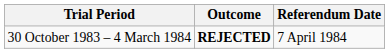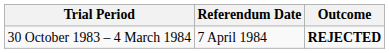columns swapped: (329, 15) <-> (234, 15)
